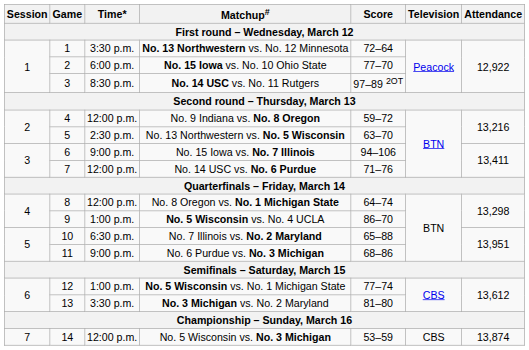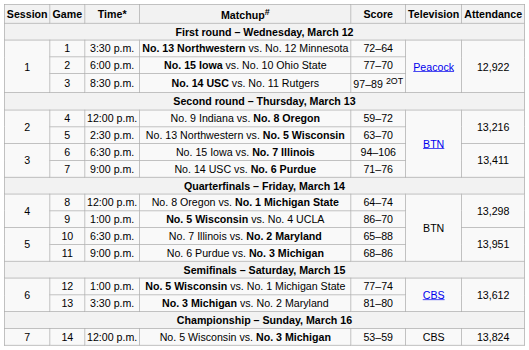(112, 152) 9:00 p.m. -> (112, 152) 6:30 p.m.
(112, 169) 12:00 p.m. -> (112, 169) 9:00 p.m.
(493, 337) 13,874 -> (493, 337) 13,824
